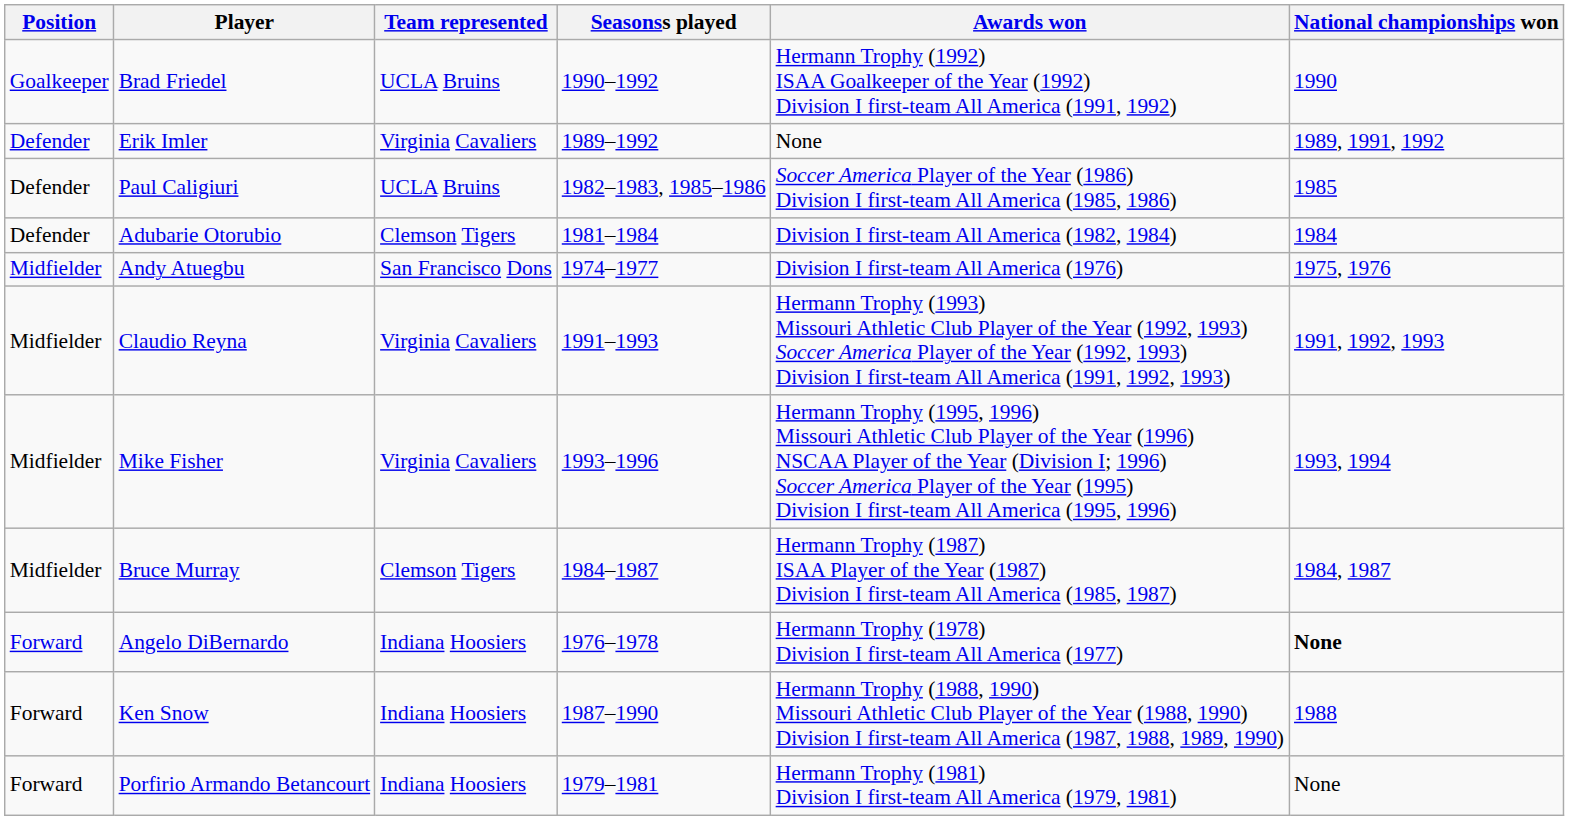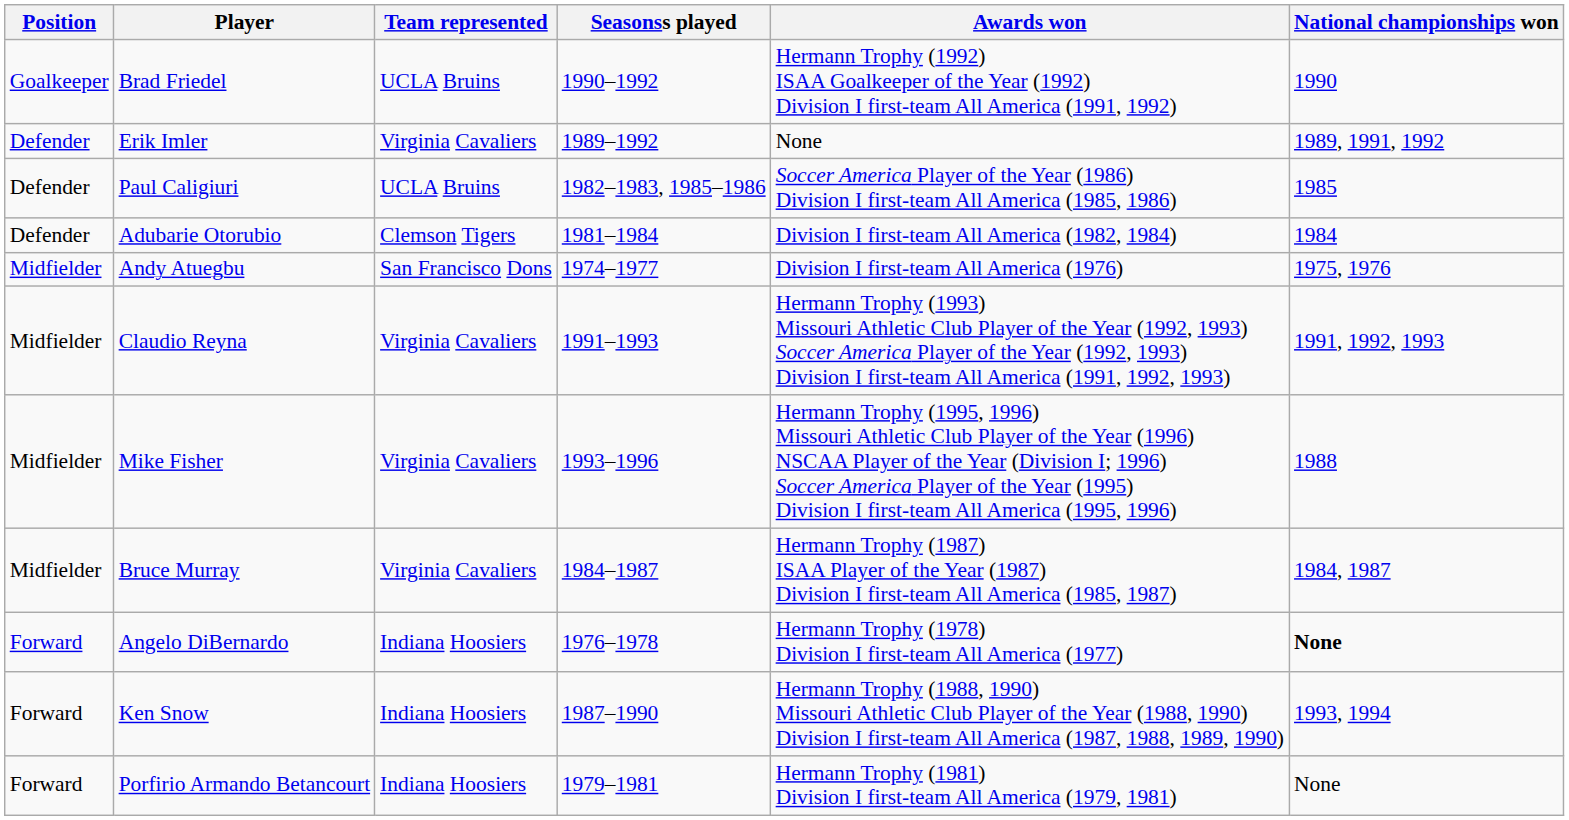(1342, 461) 1993, 1994 -> (1316, 461) 1988
(448, 570) Clemson Tigers -> (458, 570) Virginia Cavaliers
(1316, 713) 1988 -> (1342, 713) 1993, 1994
